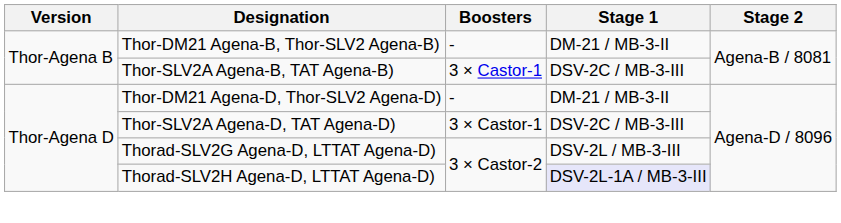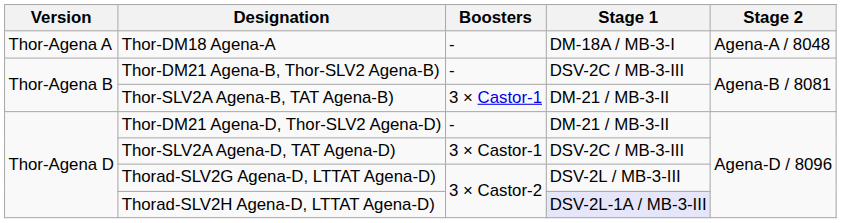+ row: (199, 44)
(609, 44) DM-21 / MB-3-II -> (617, 71) DSV-2C / MB-3-III
(617, 71) DSV-2C / MB-3-III -> (609, 97) DM-21 / MB-3-II
